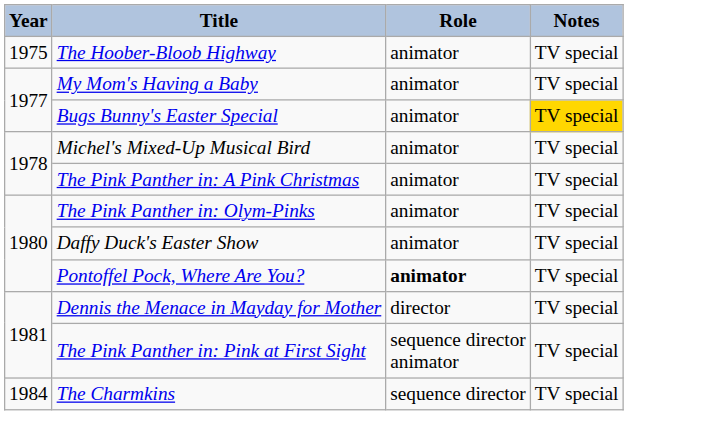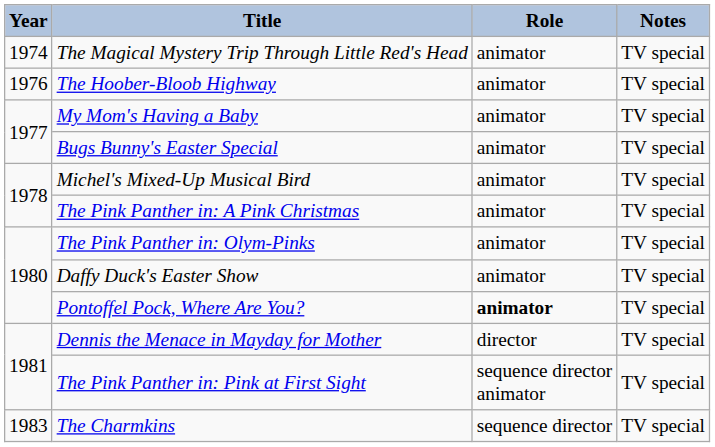+ row: (262, 52)
(28, 52) 1975 -> (28, 84) 1976
(577, 116) gold background -> (663, 147) no background
(28, 393) 1984 -> (28, 425) 1983
